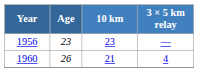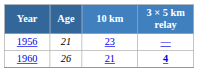(66, 42) 23 -> (66, 42) 21
(166, 59) normal -> (166, 59) bold
